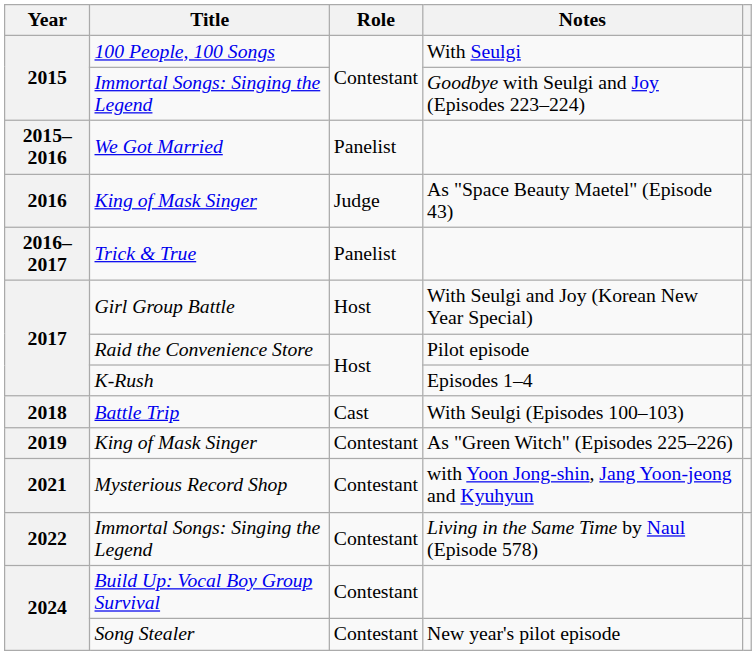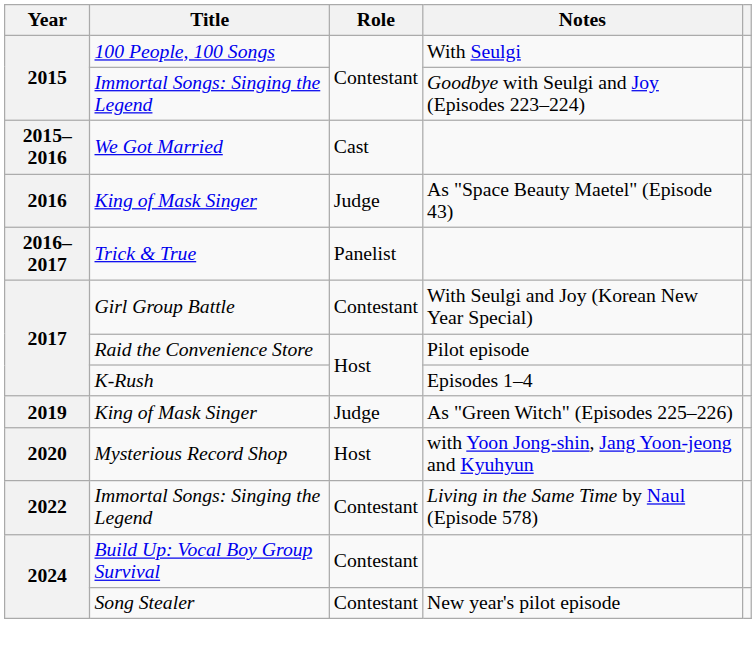(365, 146) Panelist -> (351, 146) Cast
(352, 307) Host -> (376, 307) Contestant
- row: (137, 411)
(376, 442) Contestant -> (357, 411) Judge
(47, 485) 2021 -> (47, 453) 2020
(376, 485) Contestant -> (352, 453) Host
